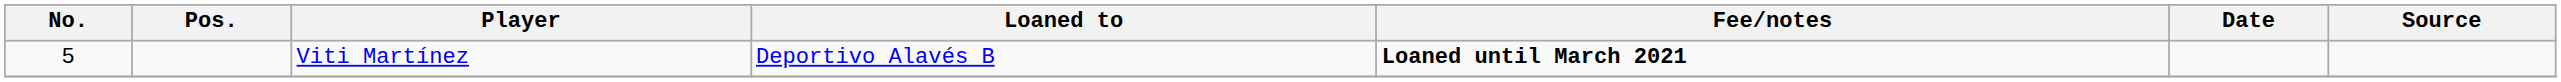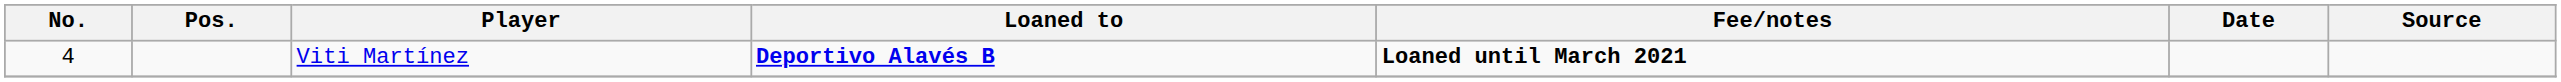(68, 59) 5 -> (68, 59) 4
(875, 59) normal -> (875, 59) bold
